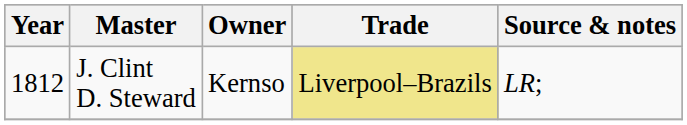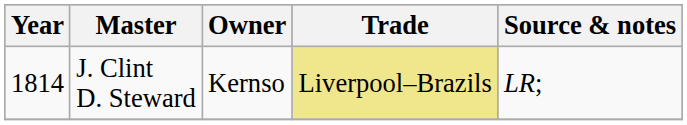(38, 82) 1812 -> (38, 82) 1814
